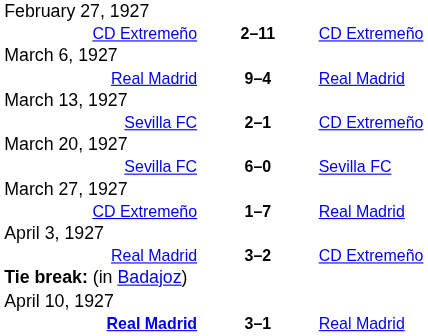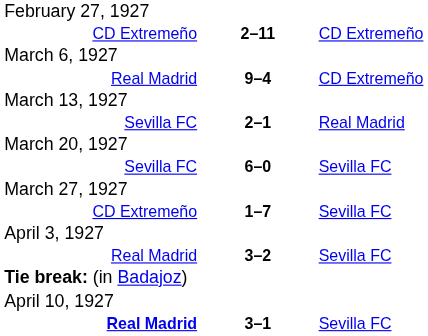(362, 78) Real Madrid -> (371, 78) CD Extremeño
(371, 123) CD Extremeño -> (362, 123) Real Madrid
(362, 211) Real Madrid -> (355, 211) Sevilla FC
(371, 256) CD Extremeño -> (355, 256) Sevilla FC
(362, 323) Real Madrid -> (355, 323) Sevilla FC
